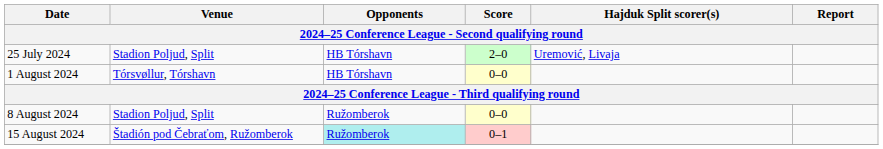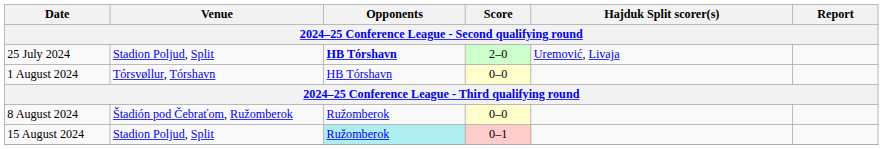(359, 54) normal -> (362, 54) bold
(163, 114) Stadion Poljud, Split -> (203, 114) Štadión pod Čebraťom, Ružomberok
(203, 135) Štadión pod Čebraťom, Ružomberok -> (163, 135) Stadion Poljud, Split
